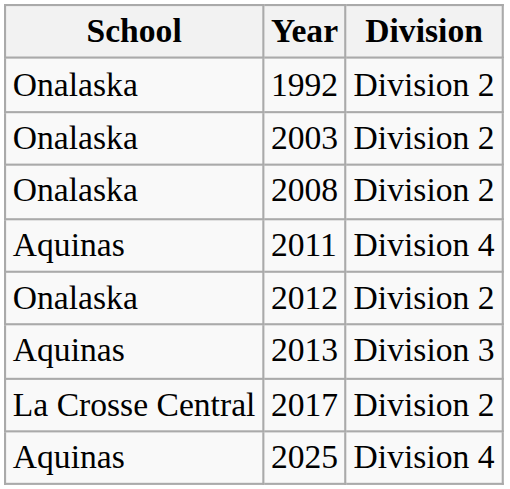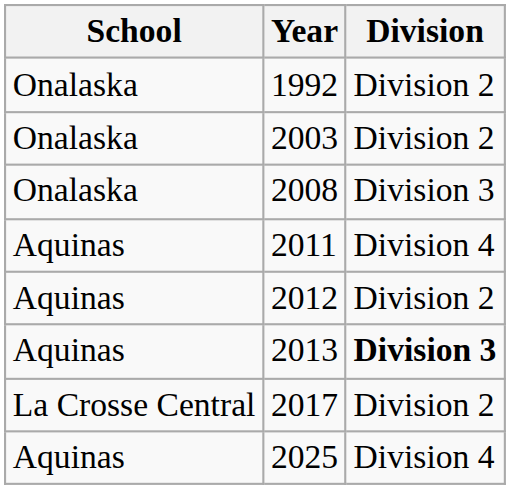(424, 191) Division 2 -> (424, 191) Division 3
(75, 297) Onalaska -> (69, 297) Aquinas
(424, 350) normal -> (425, 350) bold
